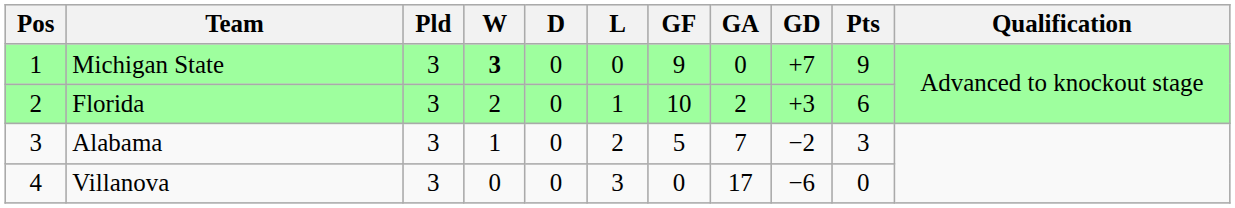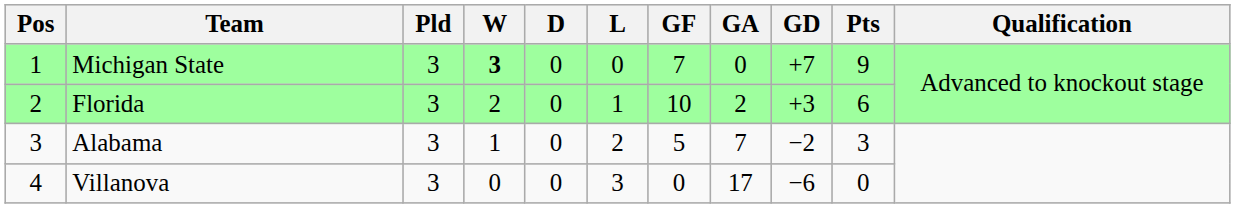(679, 63) 9 -> (679, 63) 7
